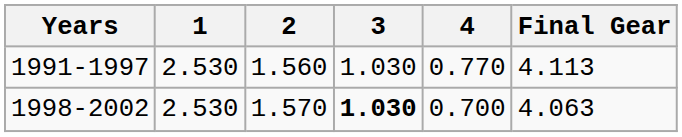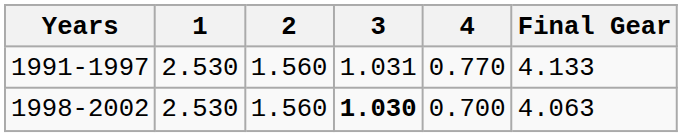(378, 68) 1.030 -> (378, 68) 1.031
(556, 68) 4.113 -> (556, 68) 4.133
(289, 109) 1.570 -> (289, 109) 1.560
